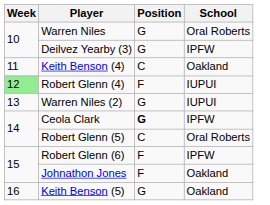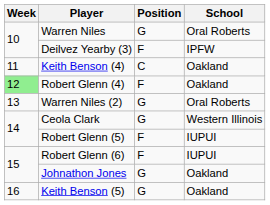(142, 49) G -> (141, 49) F
(201, 84) IUPUI -> (207, 84) Oakland
(201, 102) IUPUI -> (218, 102) Oral Roberts
(142, 120) bold -> (142, 120) normal
(201, 120) IPFW -> (224, 120) Western Illinois
(141, 137) C -> (141, 137) F
(218, 137) Oral Roberts -> (201, 137) IUPUI
(201, 155) IPFW -> (201, 155) IUPUI
(141, 173) F -> (142, 173) G
